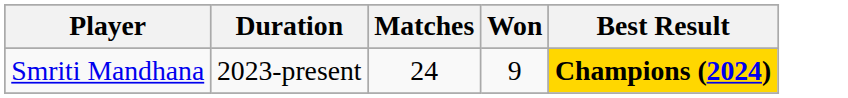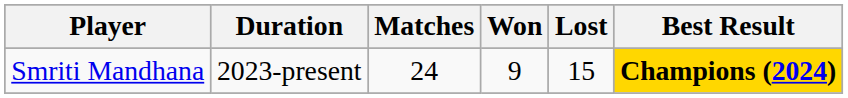+ column: (581, 26)
